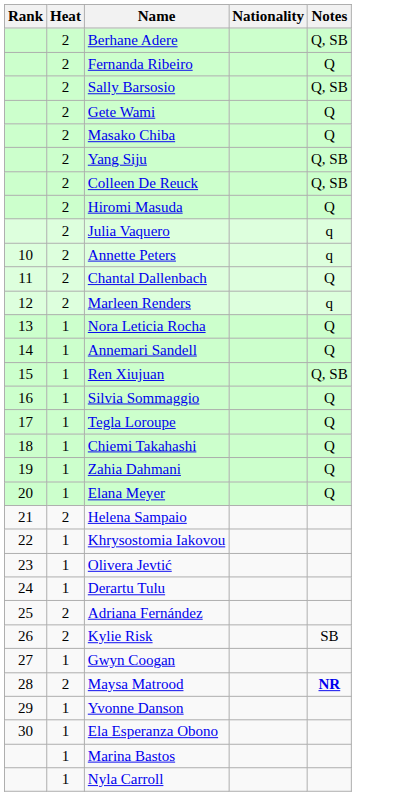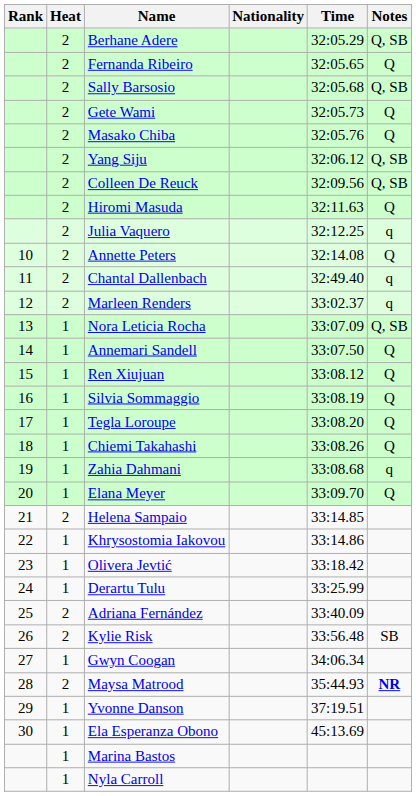+ column: (338, 16)
(329, 254) q -> (389, 254) Q
(329, 278) Q -> (389, 278) q
(329, 326) Q -> (389, 326) Q, SB
(329, 374) Q, SB -> (389, 374) Q
(329, 469) Q -> (389, 469) q
